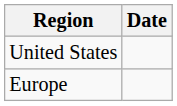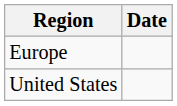rows swapped: (38, 84) <-> (63, 52)
